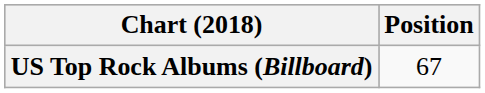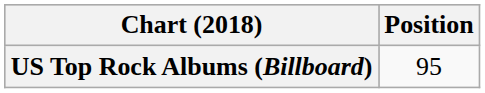(429, 66) 67 -> (429, 66) 95
